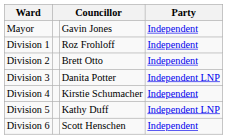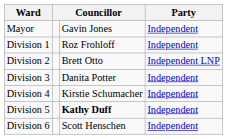(173, 61) Independent -> (184, 61) Independent LNP
(184, 77) Independent LNP -> (173, 77) Independent
(85, 110) normal -> (87, 110) bold
(184, 110) Independent LNP -> (173, 110) Independent
